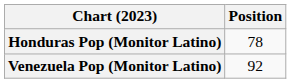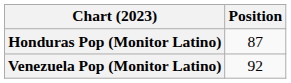(255, 41) 78 -> (255, 41) 87
